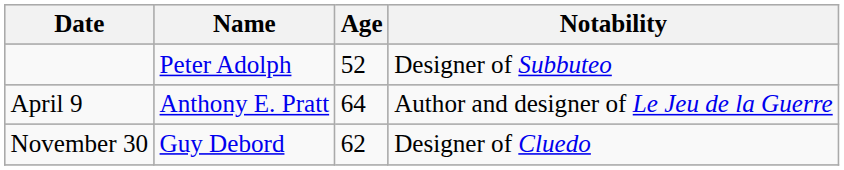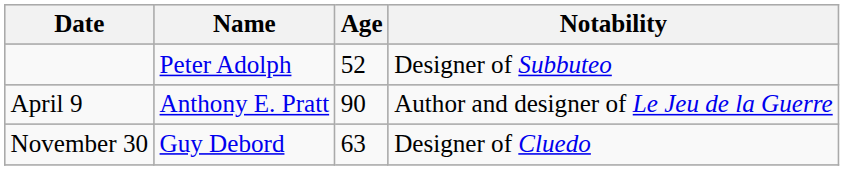(353, 104) 64 -> (353, 104) 90
(353, 143) 62 -> (353, 143) 63
